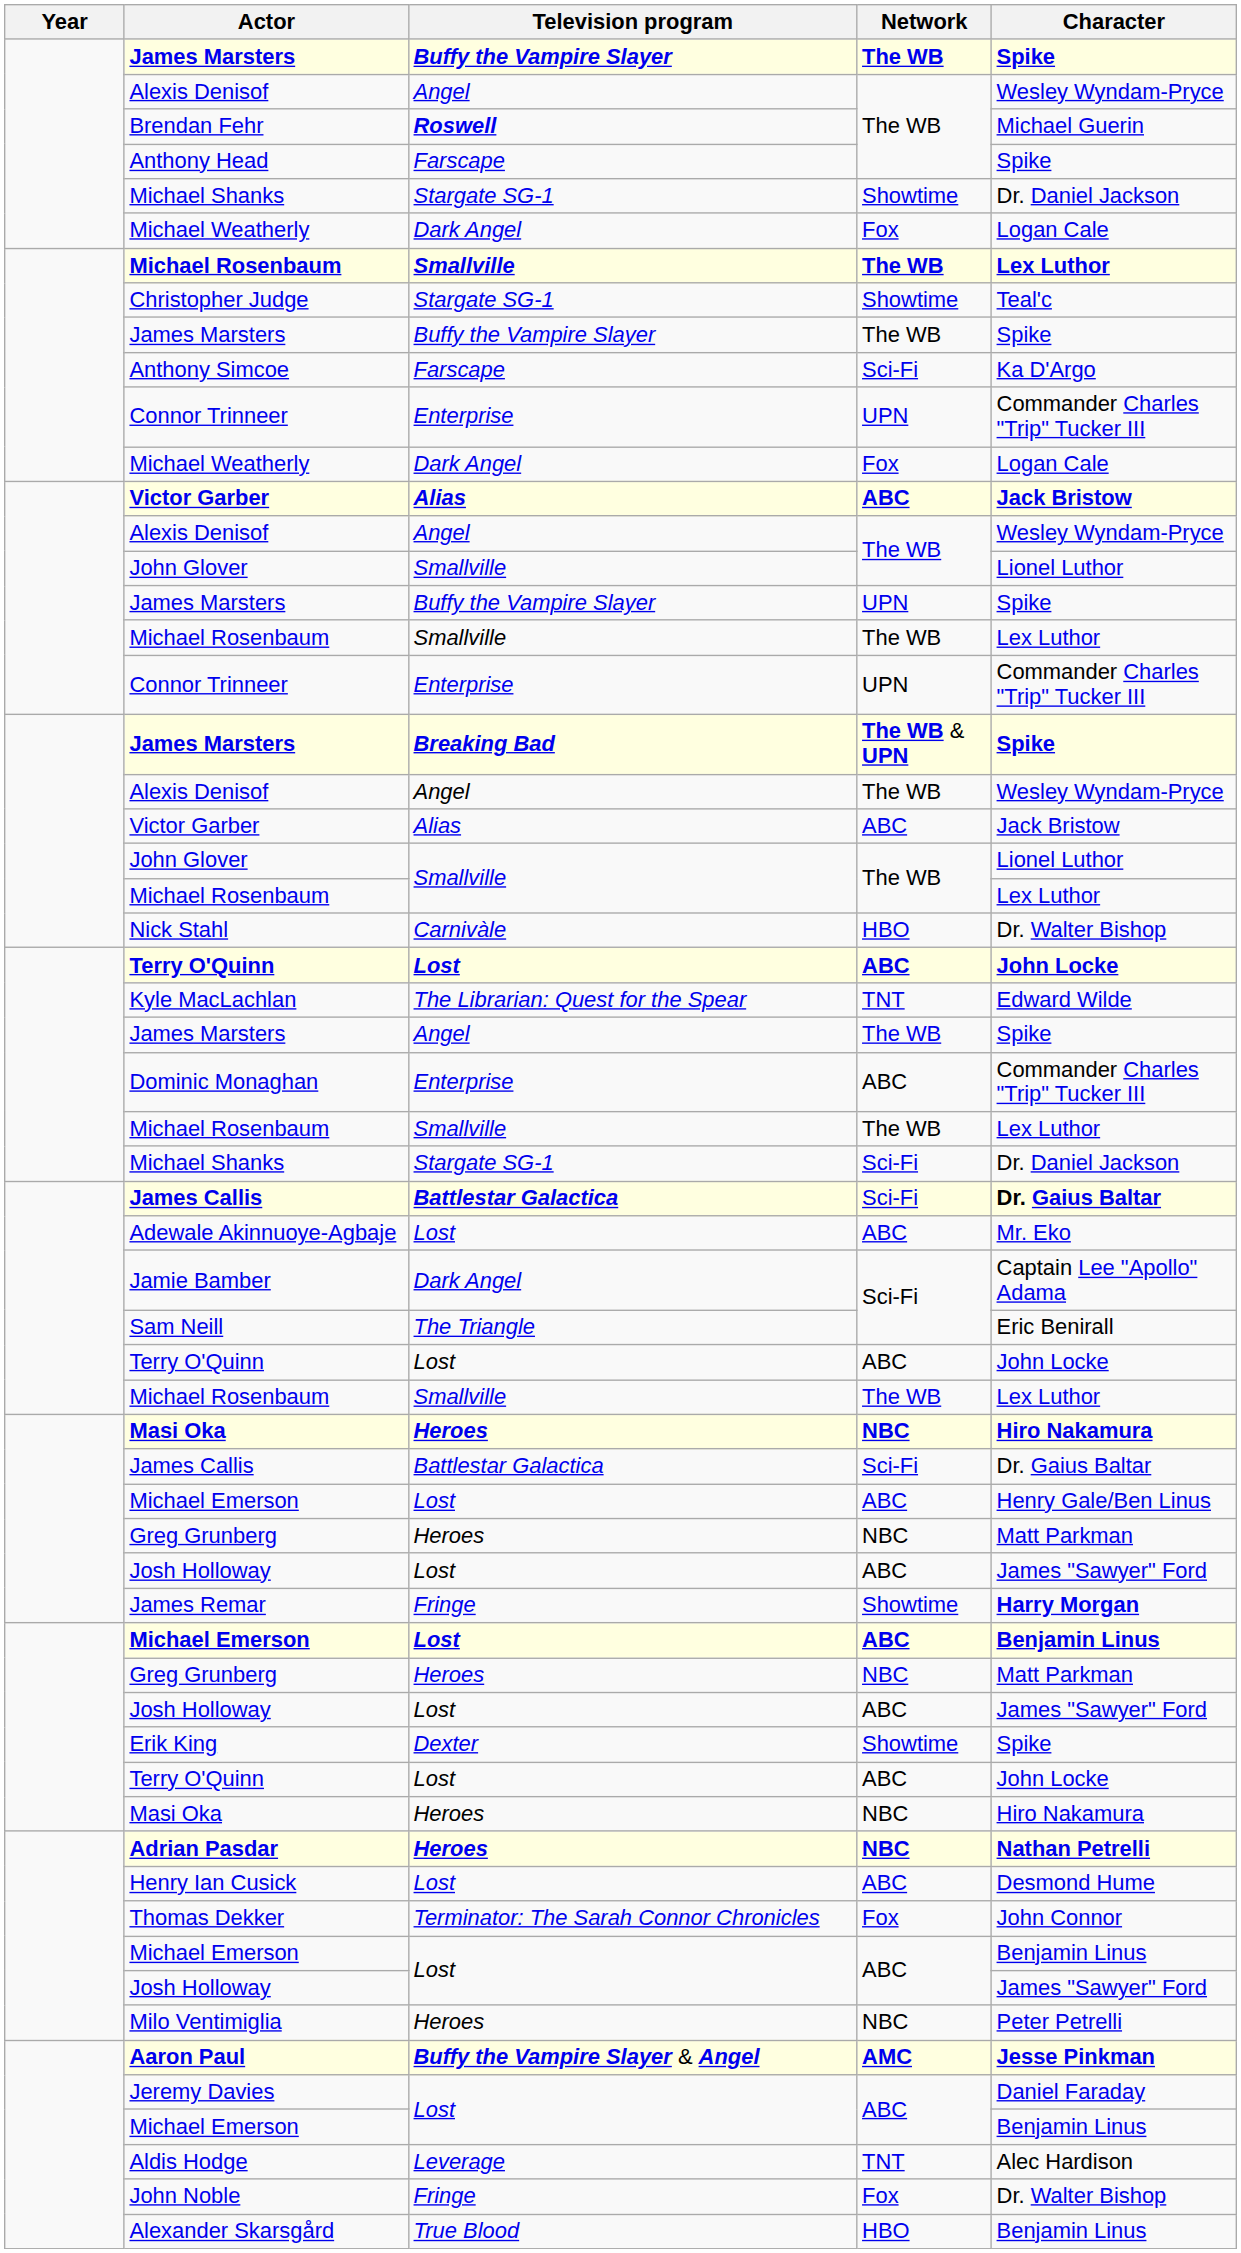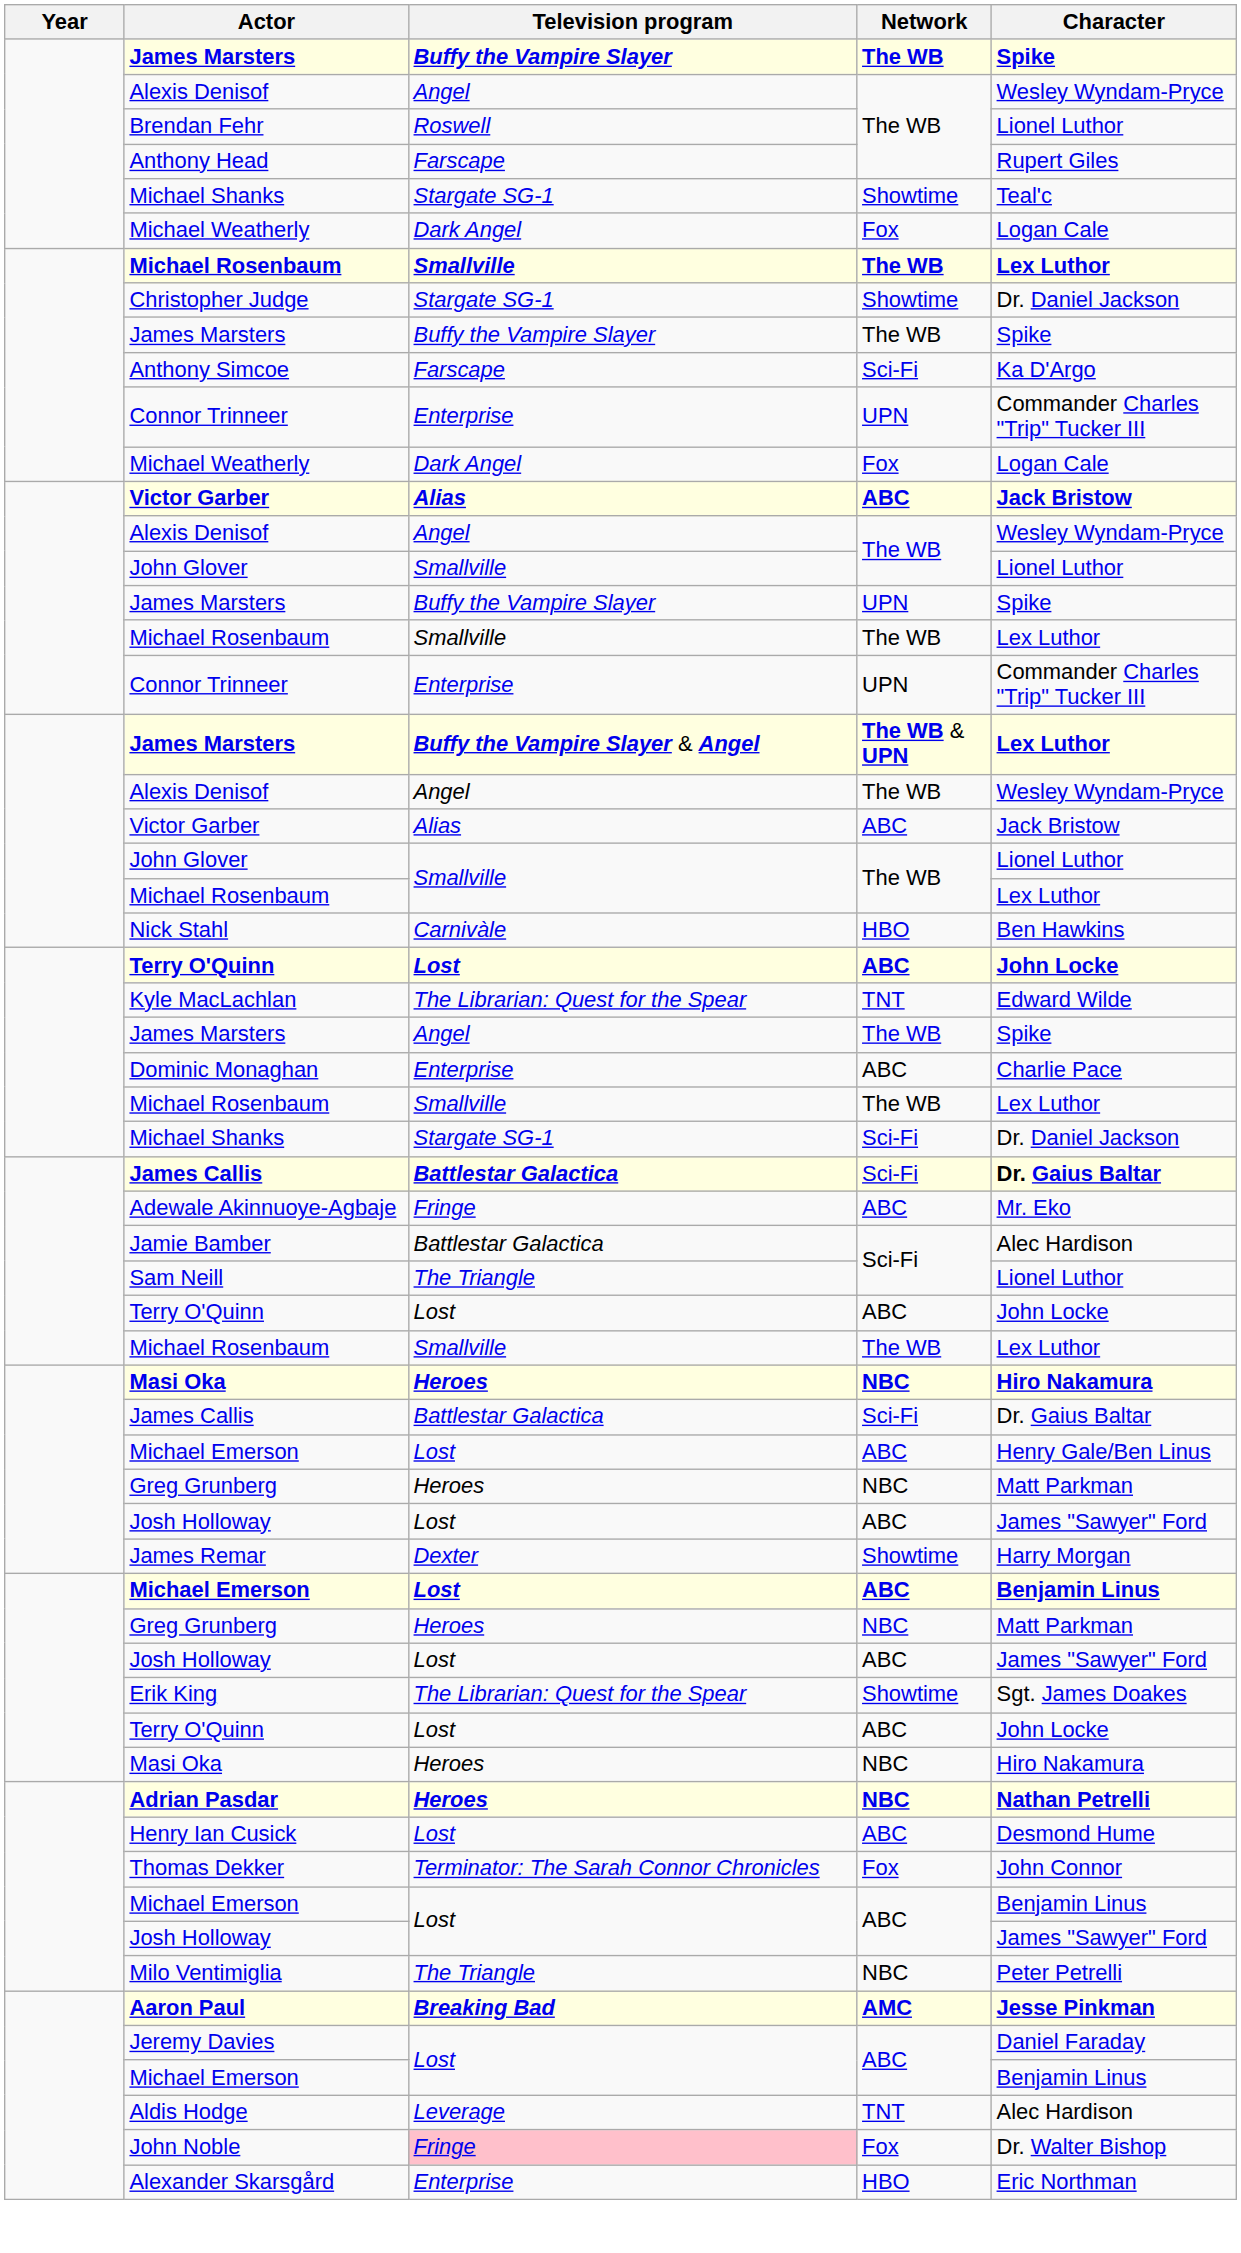(455, 126) bold -> (452, 126) normal
(1070, 126) Michael Guerin -> (1060, 126) Lionel Luthor
(1024, 160) Spike -> (1057, 160) Rupert Giles
(1088, 195) Dr. Daniel Jackson -> (1024, 195) Teal'c
(1024, 299) Teal'c -> (1088, 299) Dr. Daniel Jackson
(484, 744) Breaking Bad -> (587, 744) Buffy the Vampire Slayer & Angel
(1026, 744) Spike -> (1053, 744) Lex Luthor
(1081, 930) Dr. Walter Bishop -> (1061, 930) Ben Hawkins
(1098, 1081) Commander Charles "Trip" Tucker III -> (1059, 1069) Charlie Pace
(434, 1232) Lost -> (445, 1208) Fringe
(467, 1280) Dark Angel -> (509, 1243) Battlestar Galactica
(1097, 1280) Captain Lee "Apollo" Adama -> (1065, 1243) Alec Hardison
(1055, 1327) Eric Benirall -> (1060, 1277) Lionel Luthor
(445, 1605) Fringe -> (446, 1555) Dexter
(1068, 1605) bold -> (1064, 1555) normal
(446, 1744) Dexter -> (580, 1694) The Librarian: Quest for the Spear
(1024, 1744) Spike -> (1092, 1694) Sgt. James Doakes
(449, 2022) Heroes -> (474, 1973) The Triangle
(587, 2057) Buffy the Vampire Slayer & Angel -> (484, 2007) Breaking Bad
(445, 2196) no background -> (445, 2146) pink background
(466, 2231) True Blood -> (463, 2181) Enterprise
(1072, 2231) Benjamin Linus -> (1067, 2181) Eric Northman
